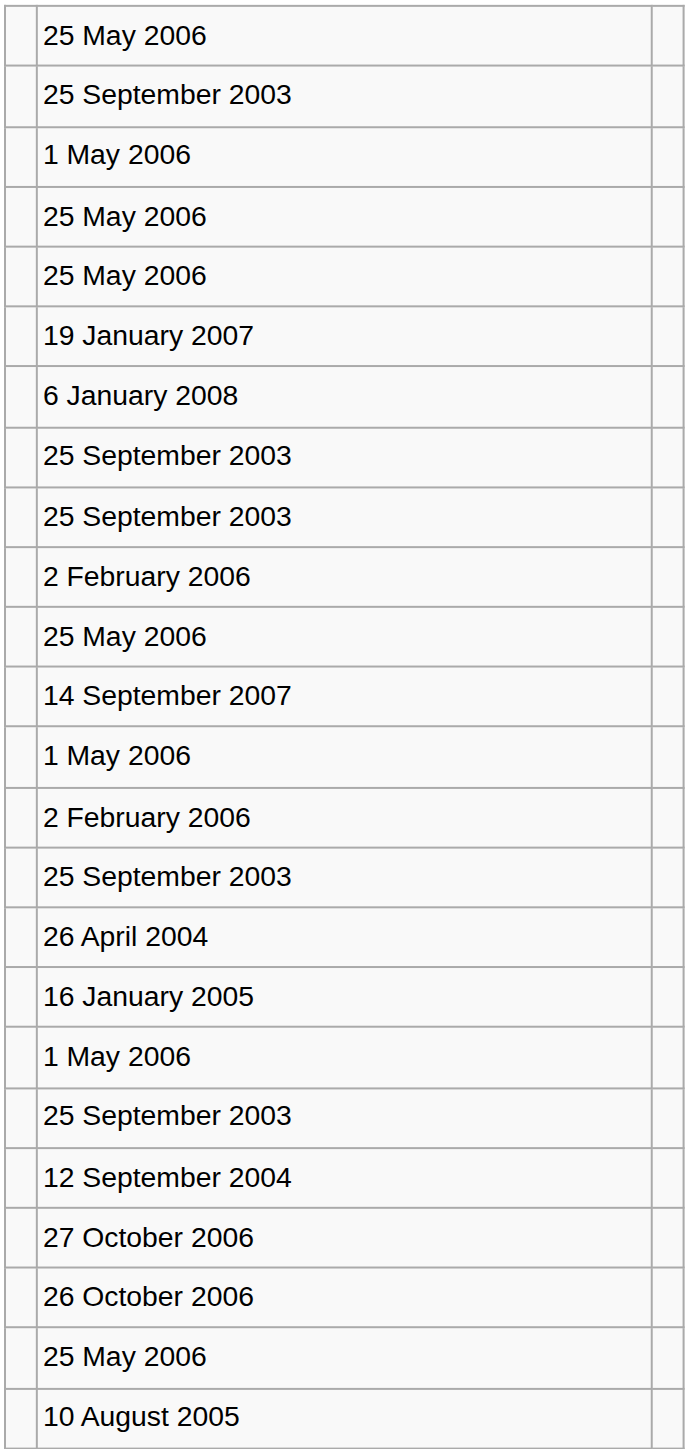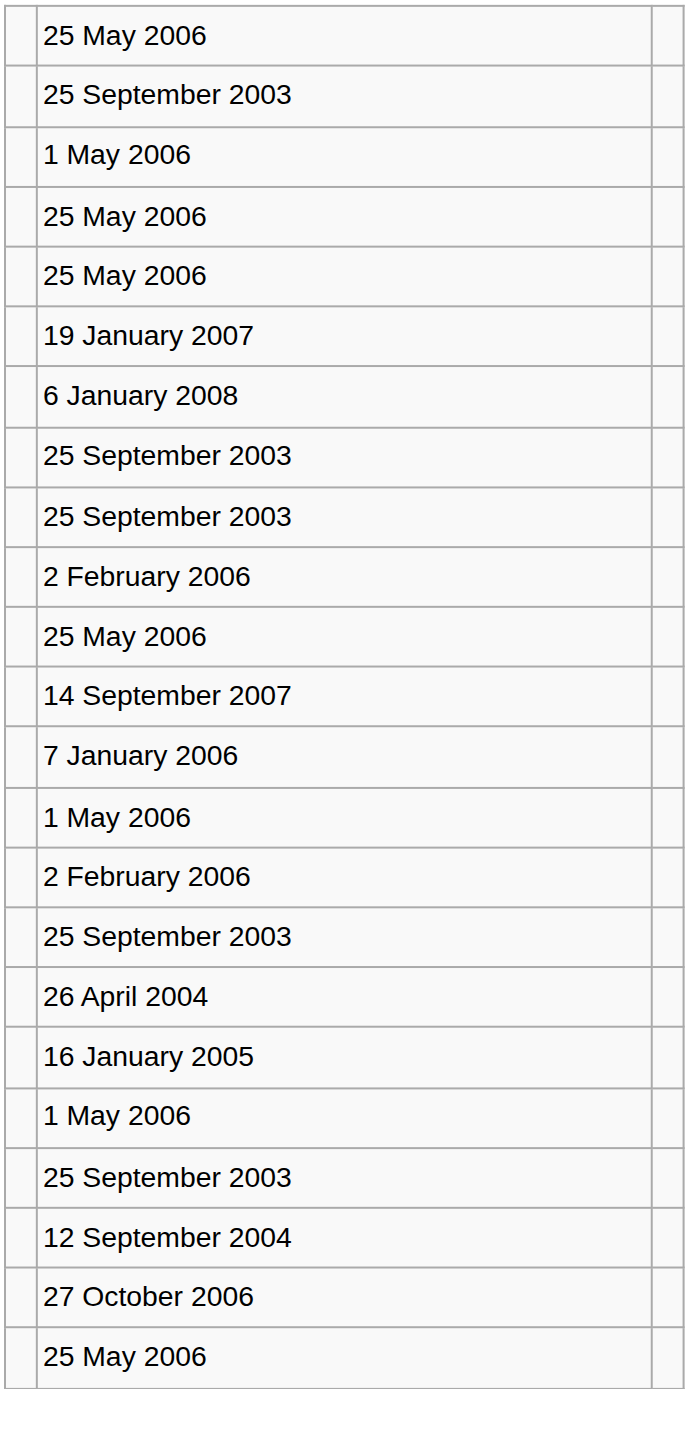+ row: (21, 757)
- row: (21, 1298)
- row: (21, 1418)
